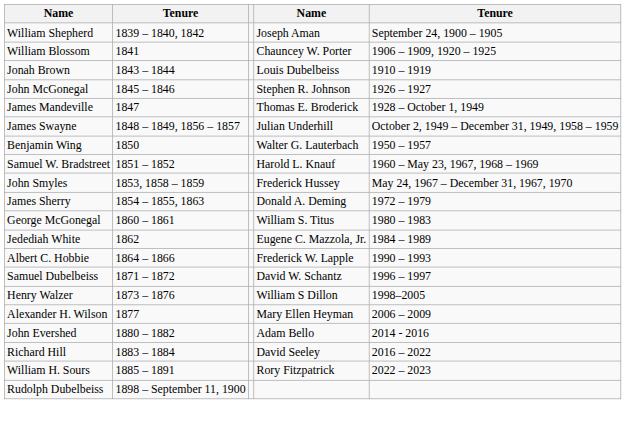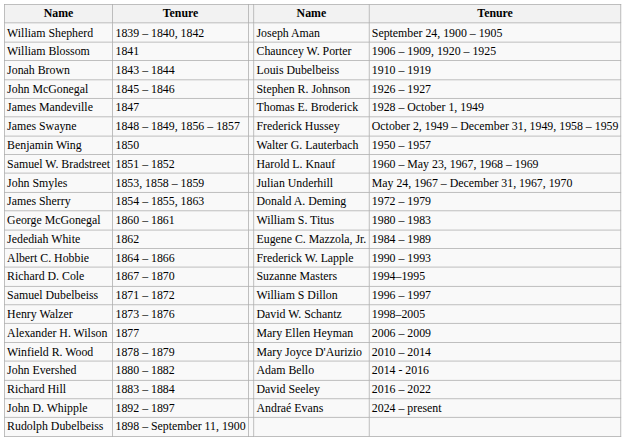(295, 126) Julian Underhill -> (298, 126) Frederick Hussey
(298, 182) Frederick Hussey -> (295, 182) Julian Underhill
+ row: (46, 276)
(299, 276) David W. Schantz -> (297, 295) William S Dillon
(297, 295) William S Dillon -> (299, 314) David W. Schantz
+ row: (50, 351)
- row: (48, 370)
+ row: (47, 408)
